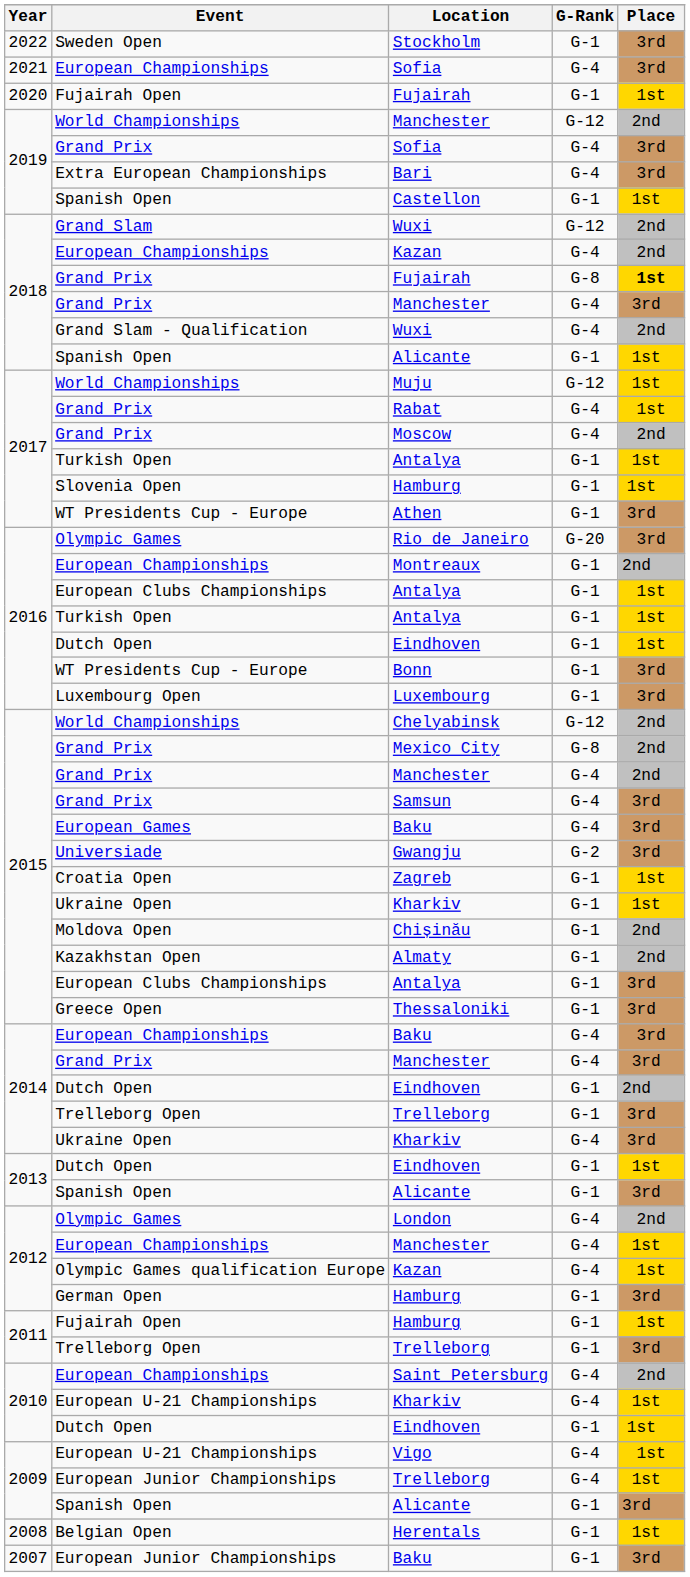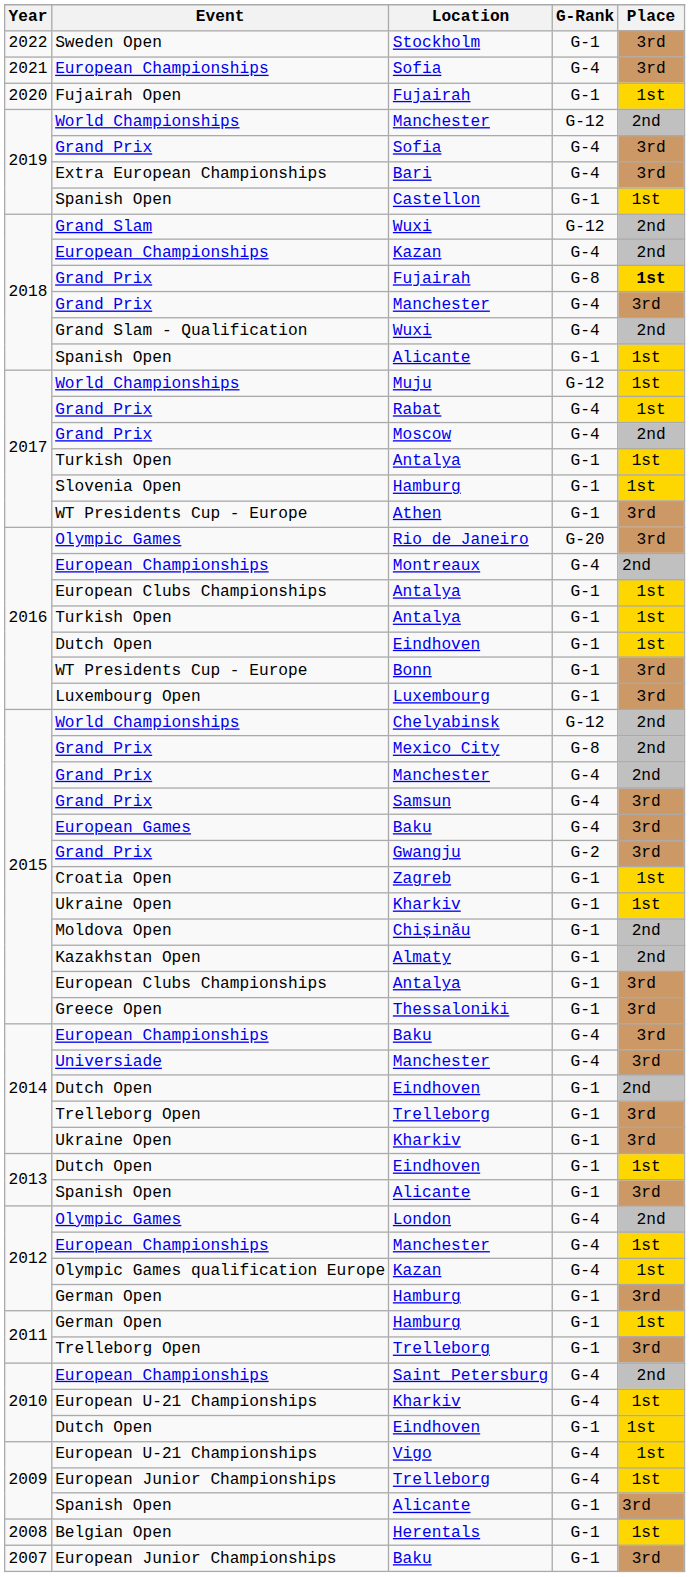(585, 567) G-1 -> (585, 567) G-4
(109, 854) Universiade -> (104, 854) Grand Prix
(104, 1063) Grand Prix -> (109, 1063) Universiade
(585, 1141) G-4 -> (585, 1141) G-1
(118, 1324) Fujairah Open -> (109, 1324) German Open
